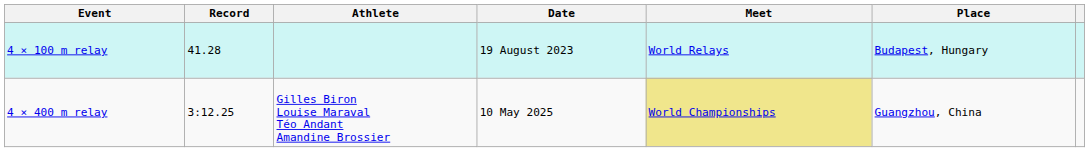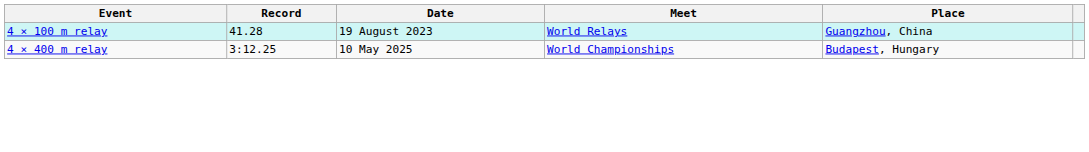- column: (375, 14)
(931, 51) Budapest, Hungary -> (879, 32) Guangzhou, China
(712, 113) khaki background -> (611, 50) no background
(928, 113) Guangzhou, China -> (882, 50) Budapest, Hungary
